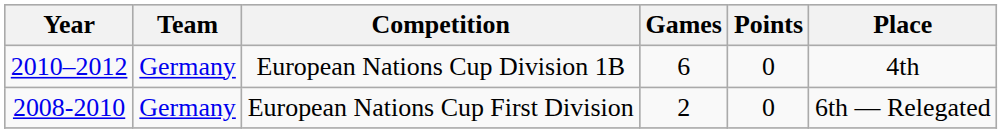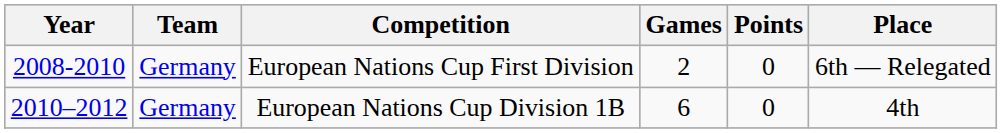rows swapped: (441, 107) <-> (441, 66)
